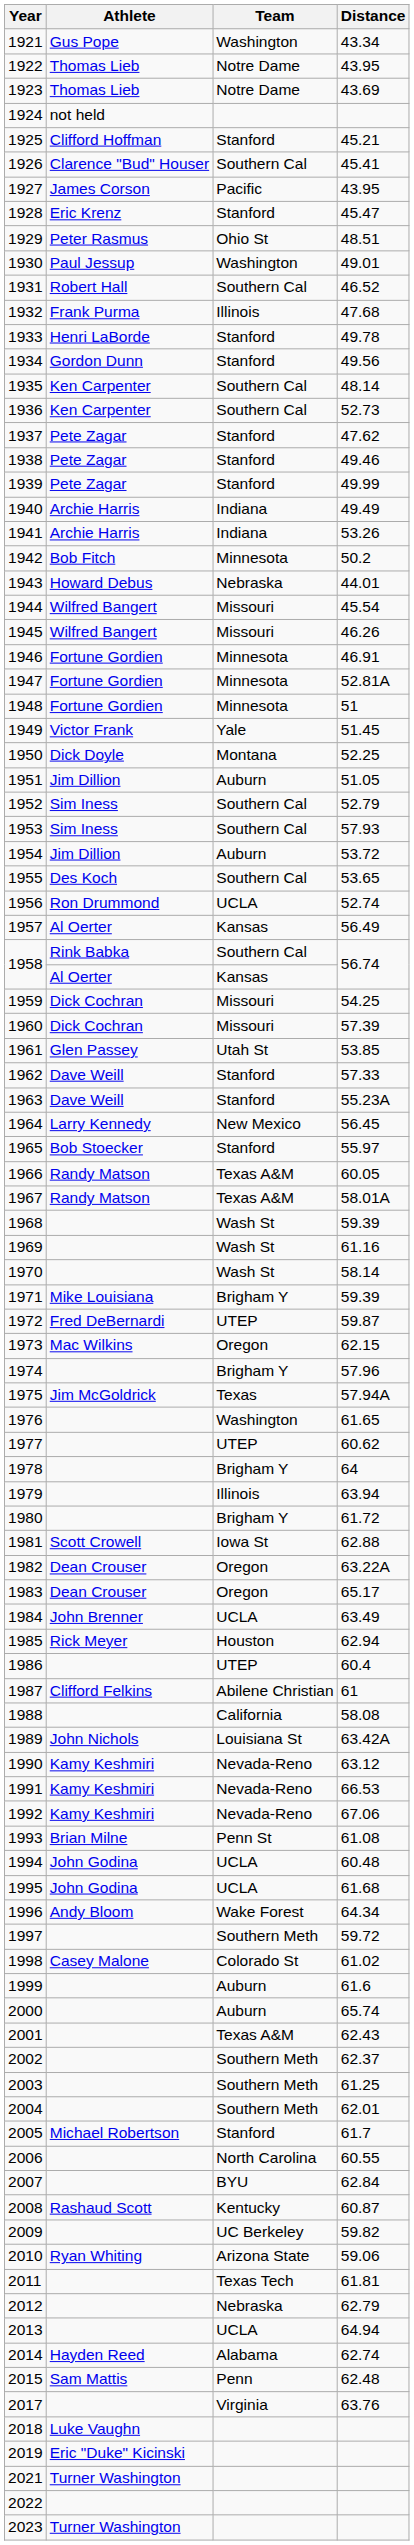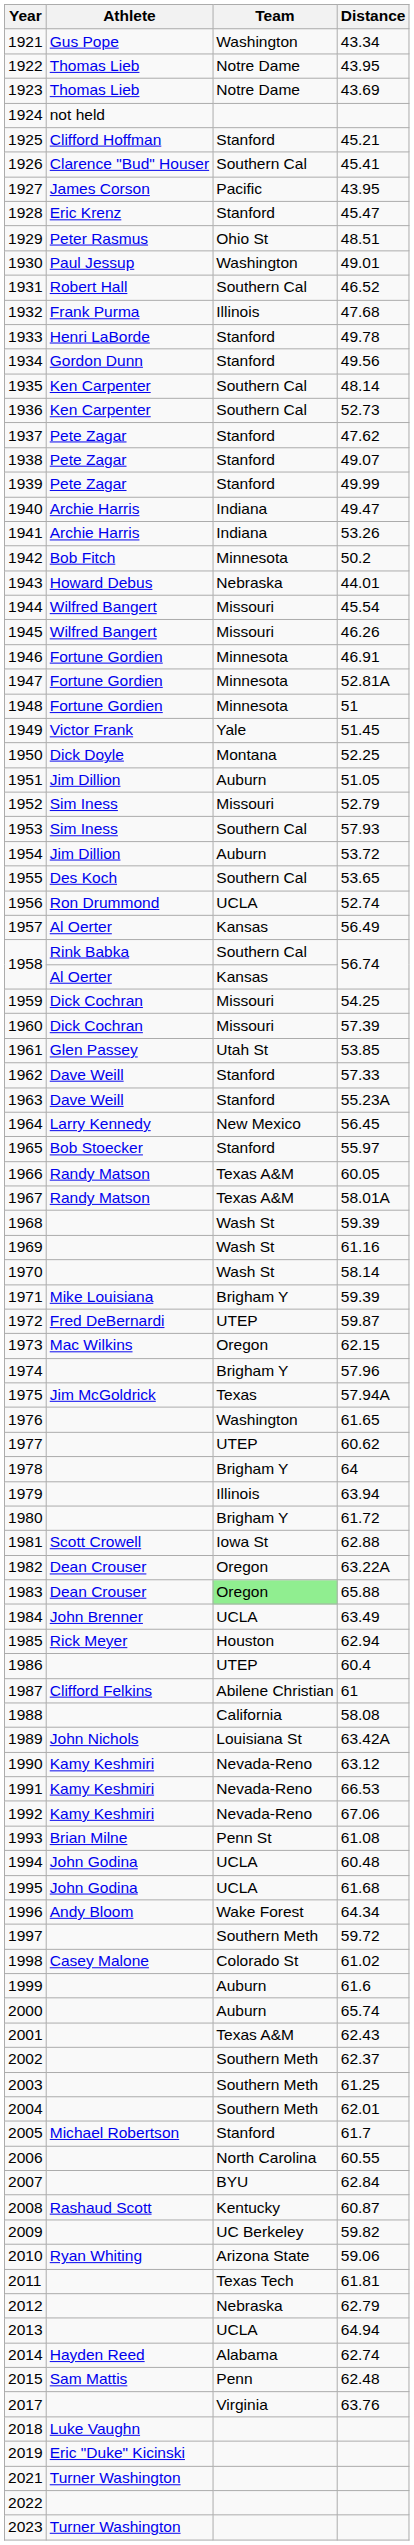(360, 459) 49.46 -> (360, 459) 49.07
(360, 509) 49.49 -> (360, 509) 49.47
(262, 804) Southern Cal -> (245, 804) Missouri
(242, 1592) no background -> (242, 1592) lightgreen background
(360, 1592) 65.17 -> (360, 1592) 65.88
